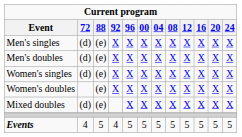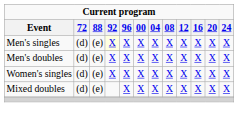(116, 43) no background -> (112, 43) lightyellow background
- row: (41, 89)
- row: (20, 125)
